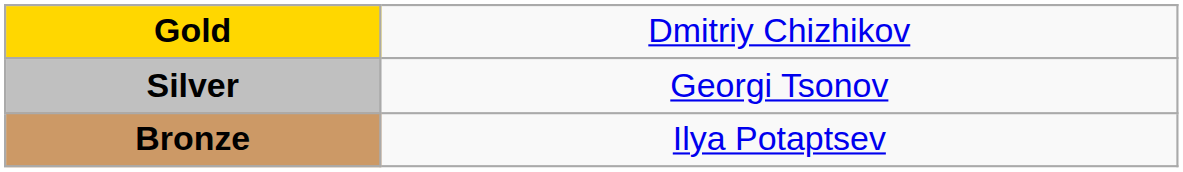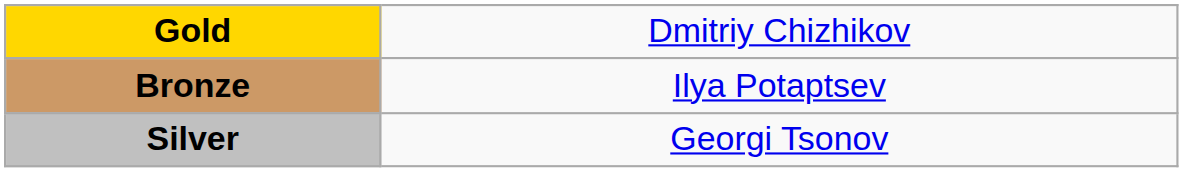rows swapped: (193, 85) <-> (193, 138)
